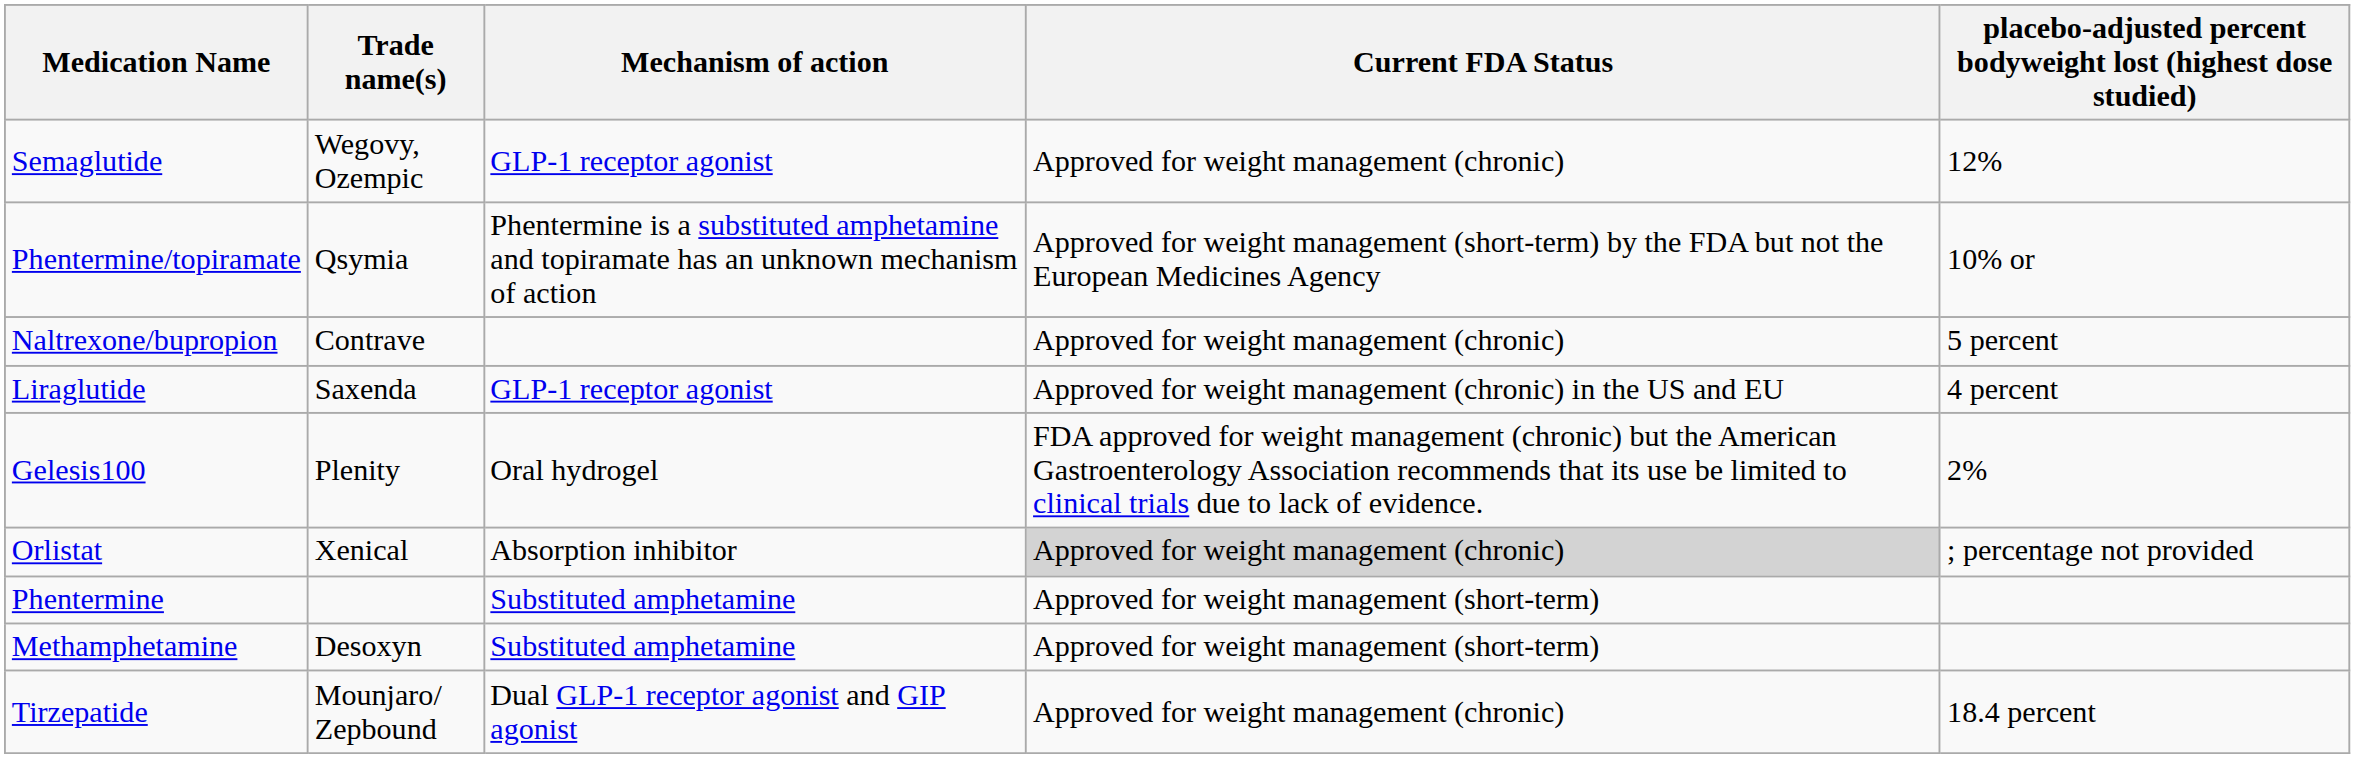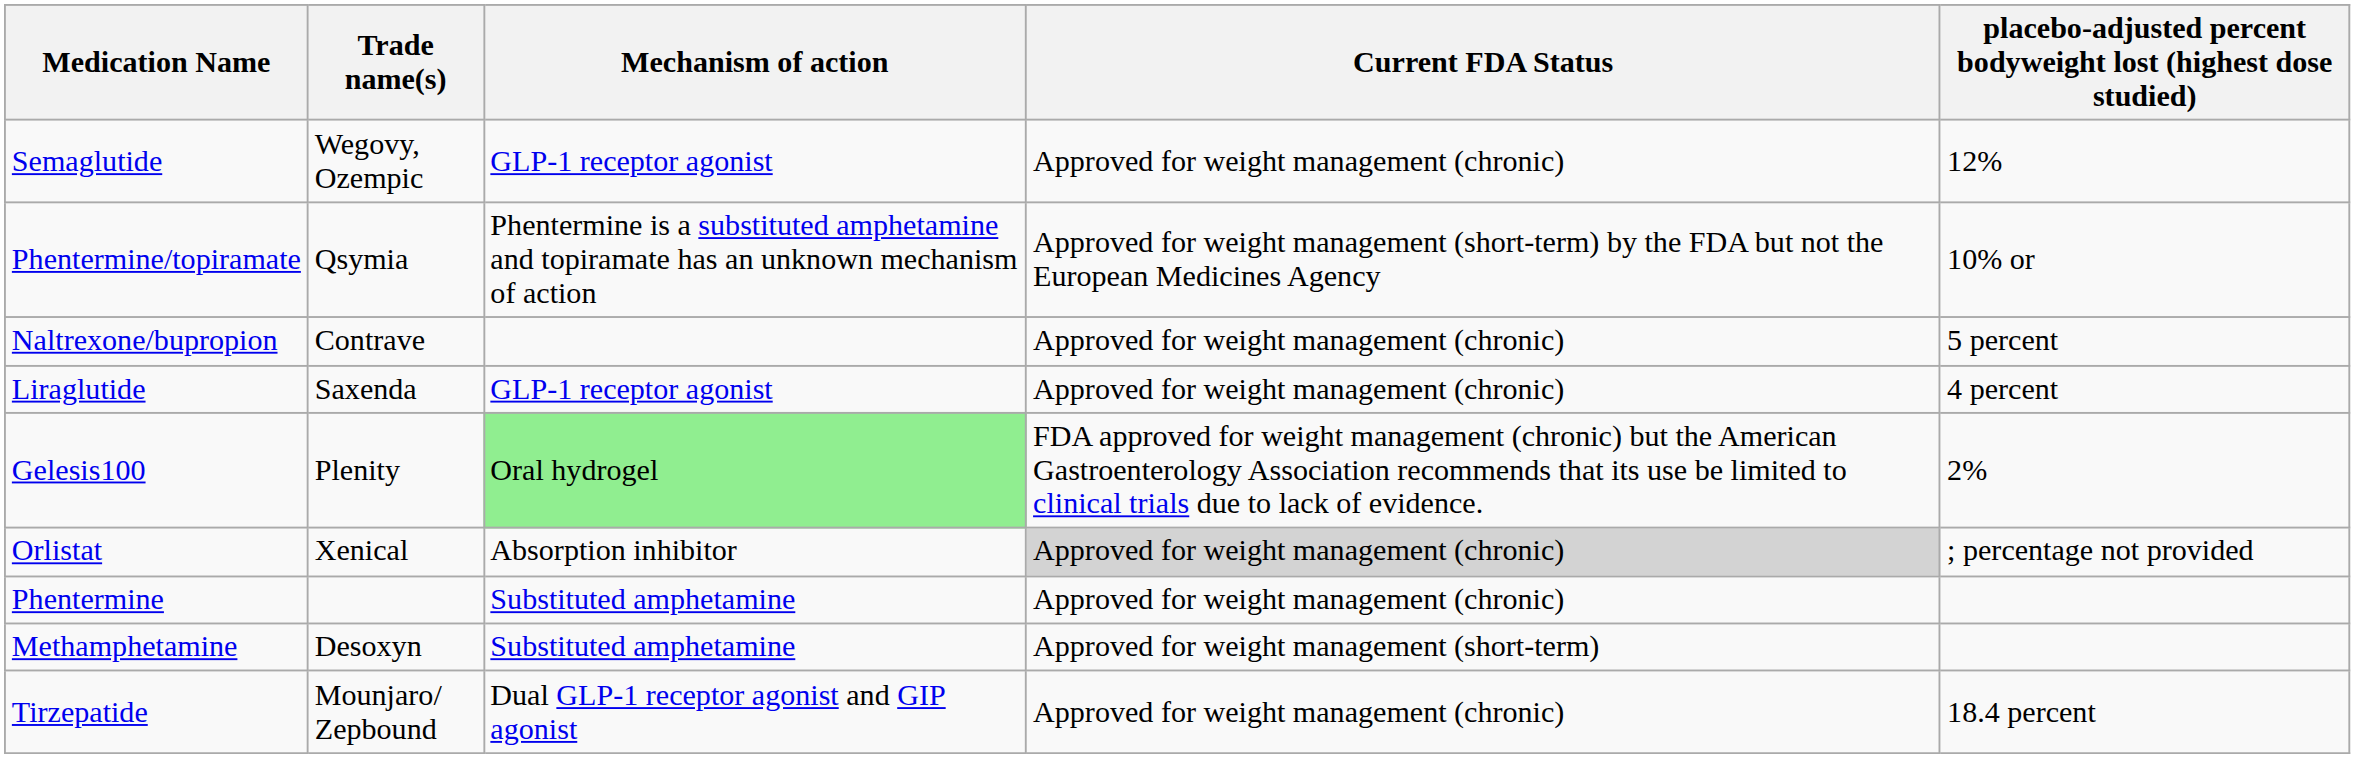(1409, 388) Approved for weight management (chronic) in the US and EU -> (1299, 388) Approved for weight management (chronic)
(574, 469) no background -> (574, 469) lightgreen background
(1316, 599) Approved for weight management (short-term) -> (1299, 599) Approved for weight management (chronic)
